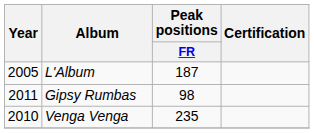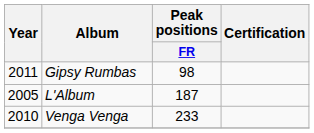rows swapped: (70, 73) <-> (91, 95)
(187, 117) 235 -> (187, 117) 233
